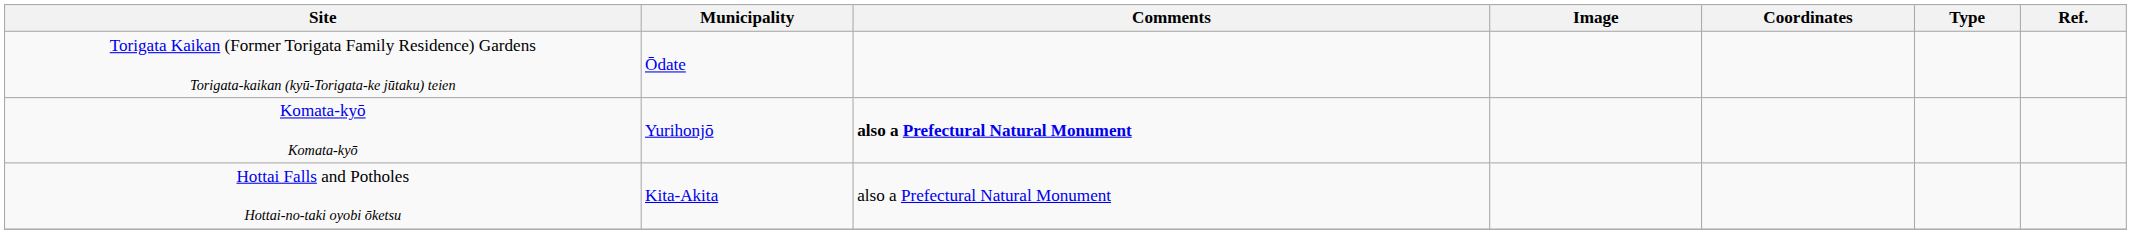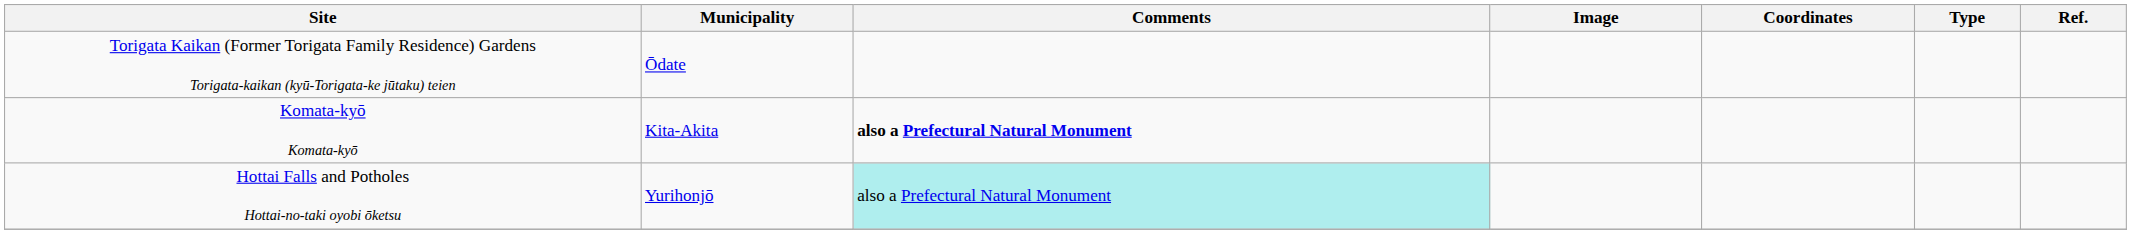(679, 130) Yurihonjō -> (682, 130) Kita-Akita
(682, 195) Kita-Akita -> (679, 195) Yurihonjō
(984, 195) no background -> (984, 195) paleturquoise background
